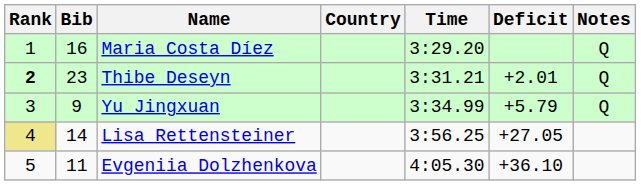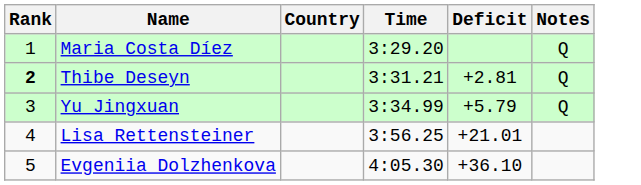- column: (77, 19)
(531, 78) +2.01 -> (490, 78) +2.81
(31, 136) khaki background -> (31, 136) no background
(531, 136) +27.05 -> (490, 136) +21.01
